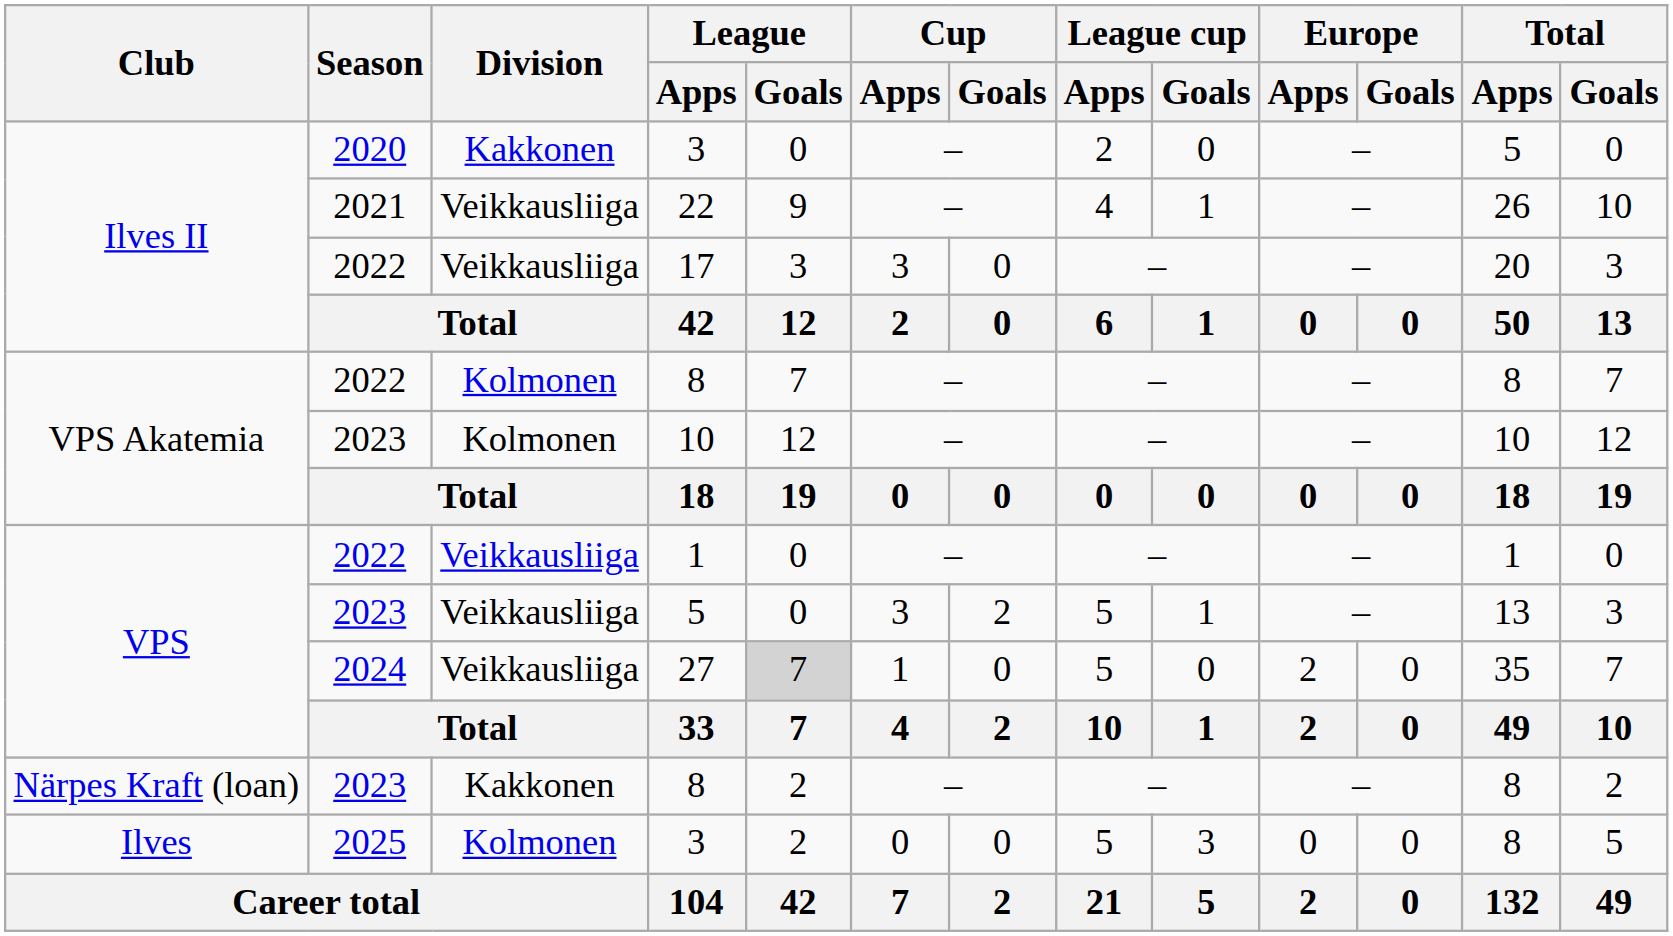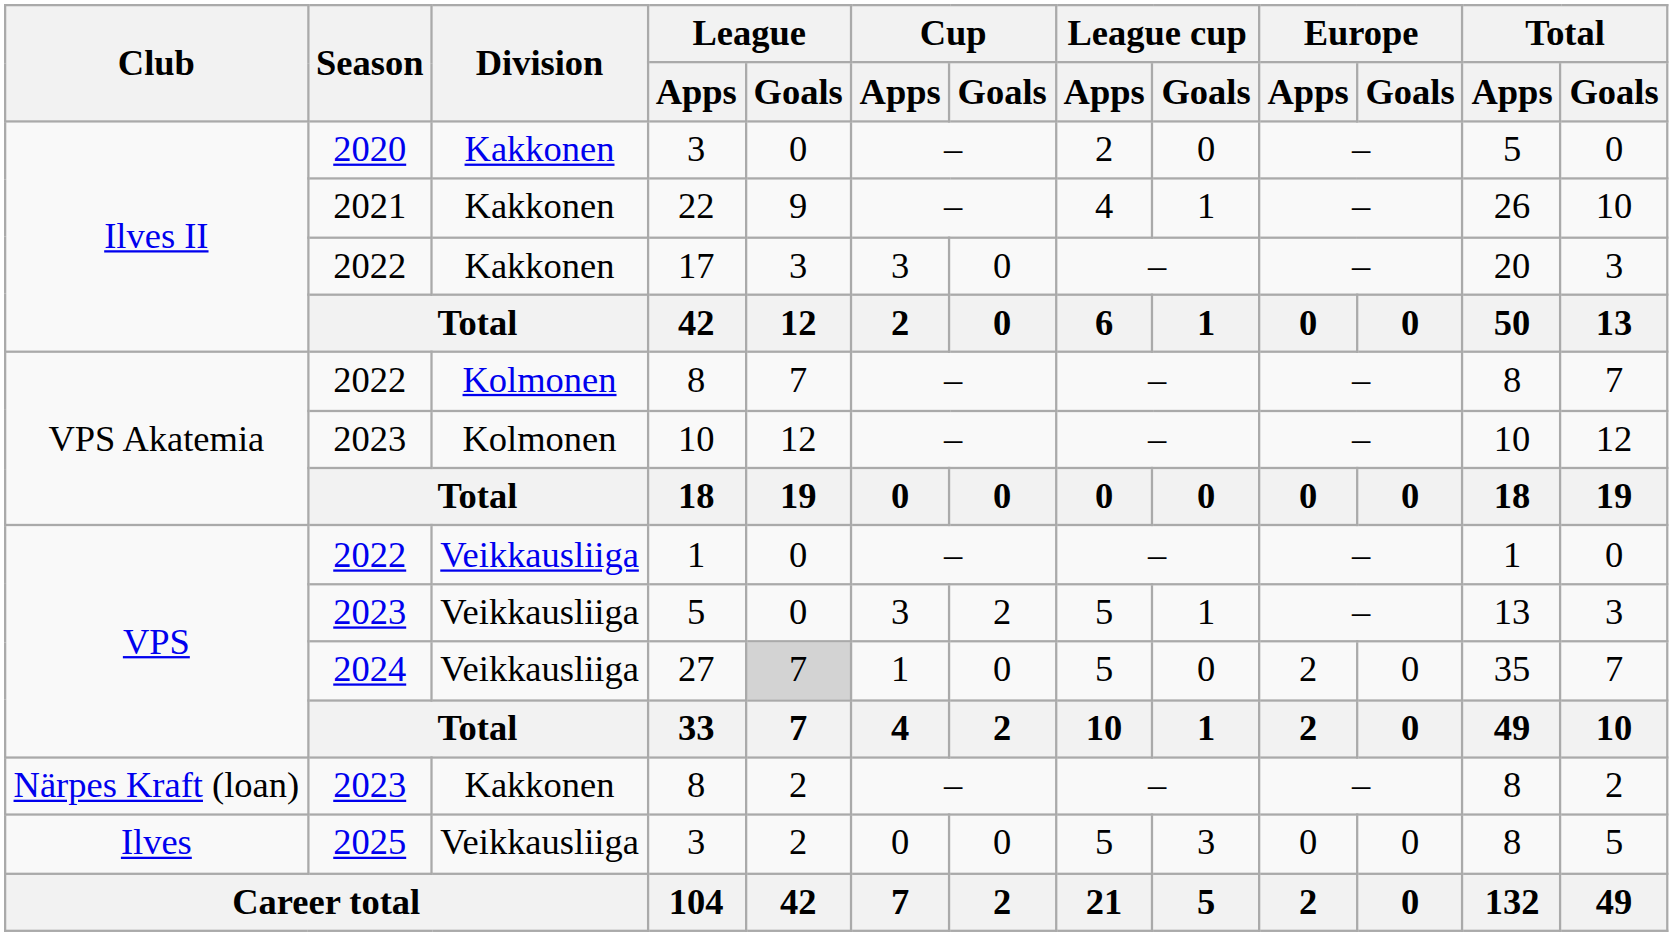(540, 206) Veikkausliiga -> (540, 206) Kakkonen
(540, 264) Veikkausliiga -> (540, 264) Kakkonen
(540, 843) Kolmonen -> (540, 843) Veikkausliiga
